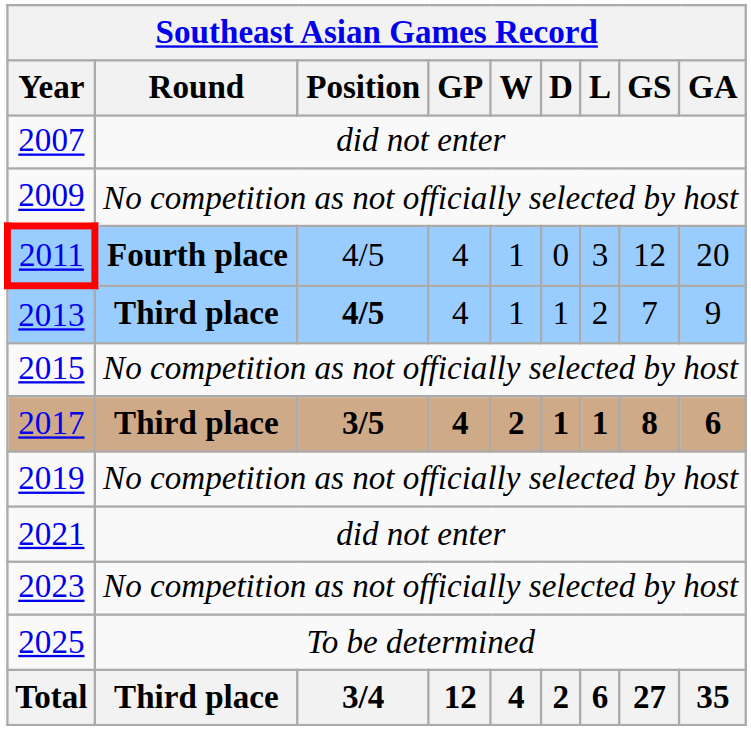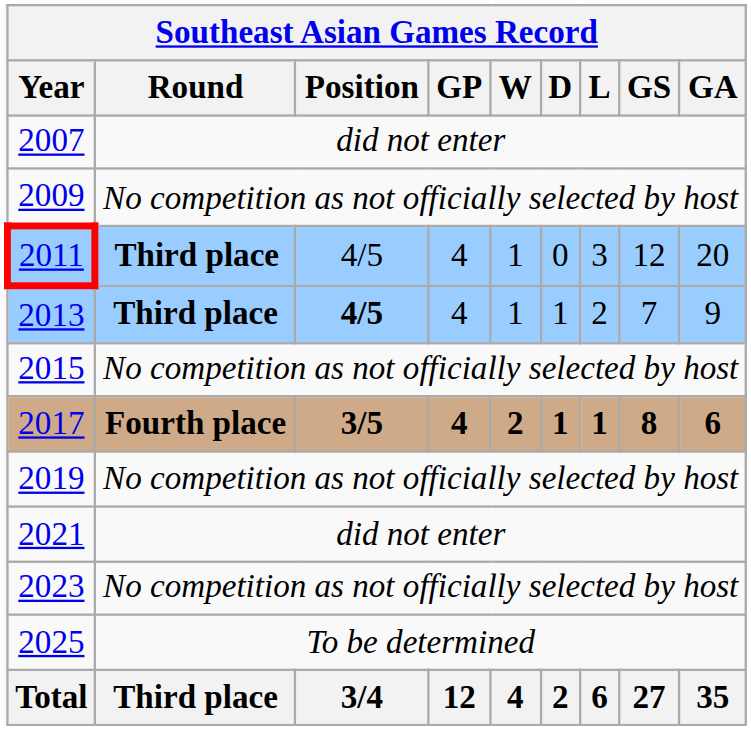(198, 255) Fourth place -> (197, 255) Third place
(196, 423) Third place -> (196, 423) Fourth place
